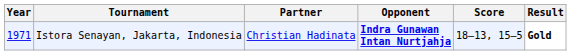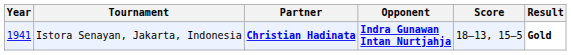(19, 35) 1971 -> (19, 35) 1941
(301, 35) normal -> (301, 35) bold
